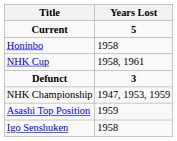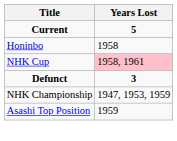(121, 62) no background -> (121, 62) pink background
- row: (37, 128)
